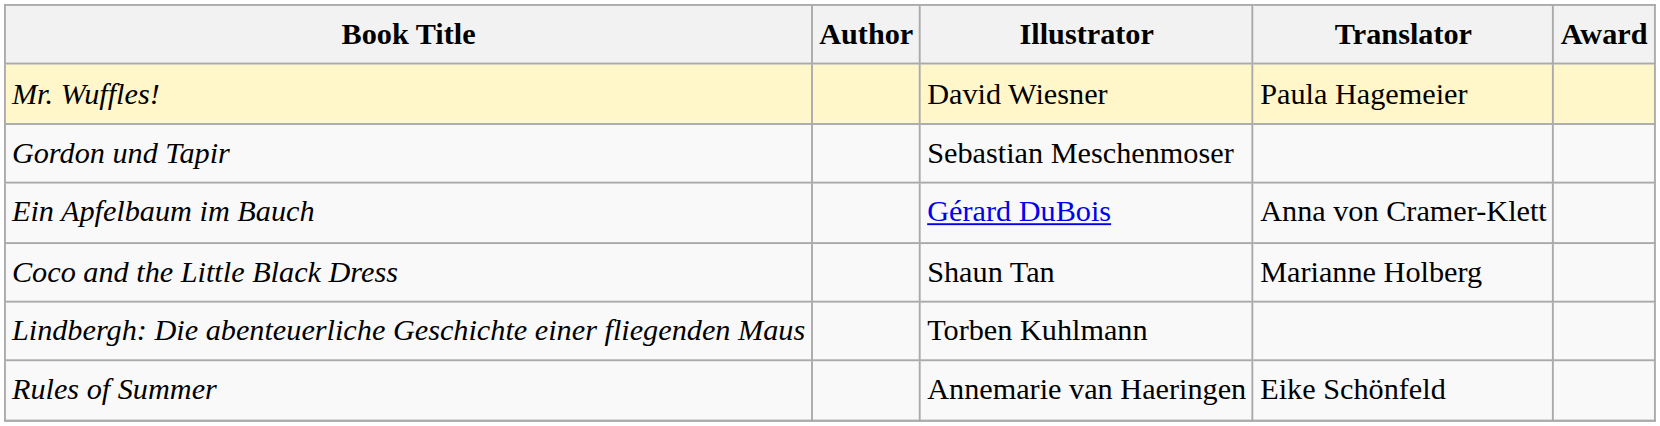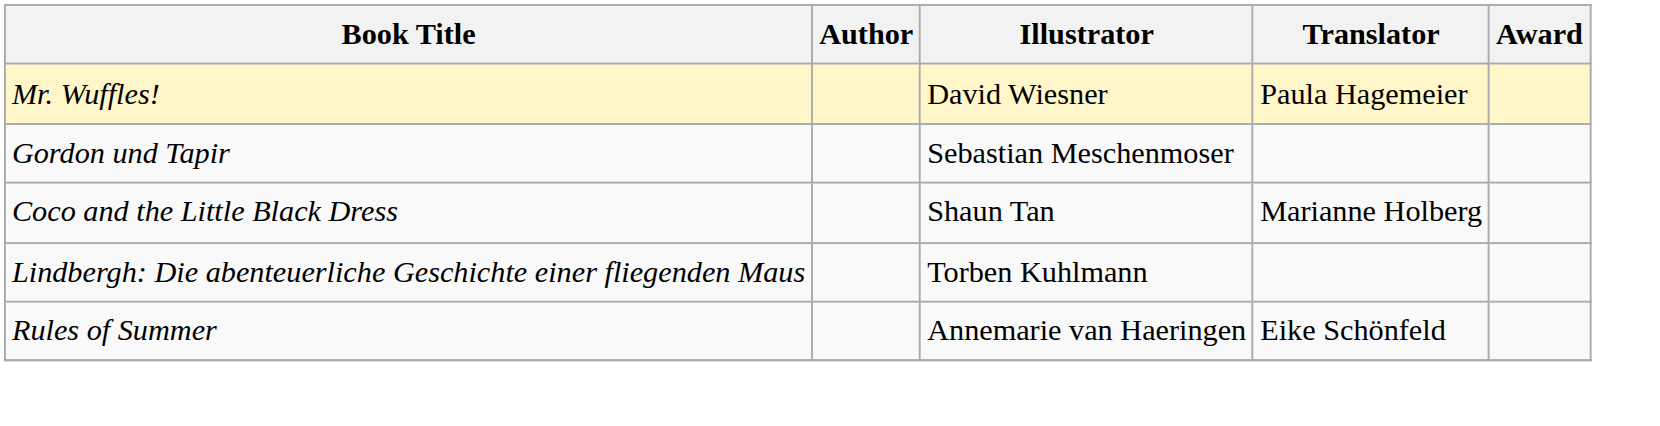- row: (163, 212)
